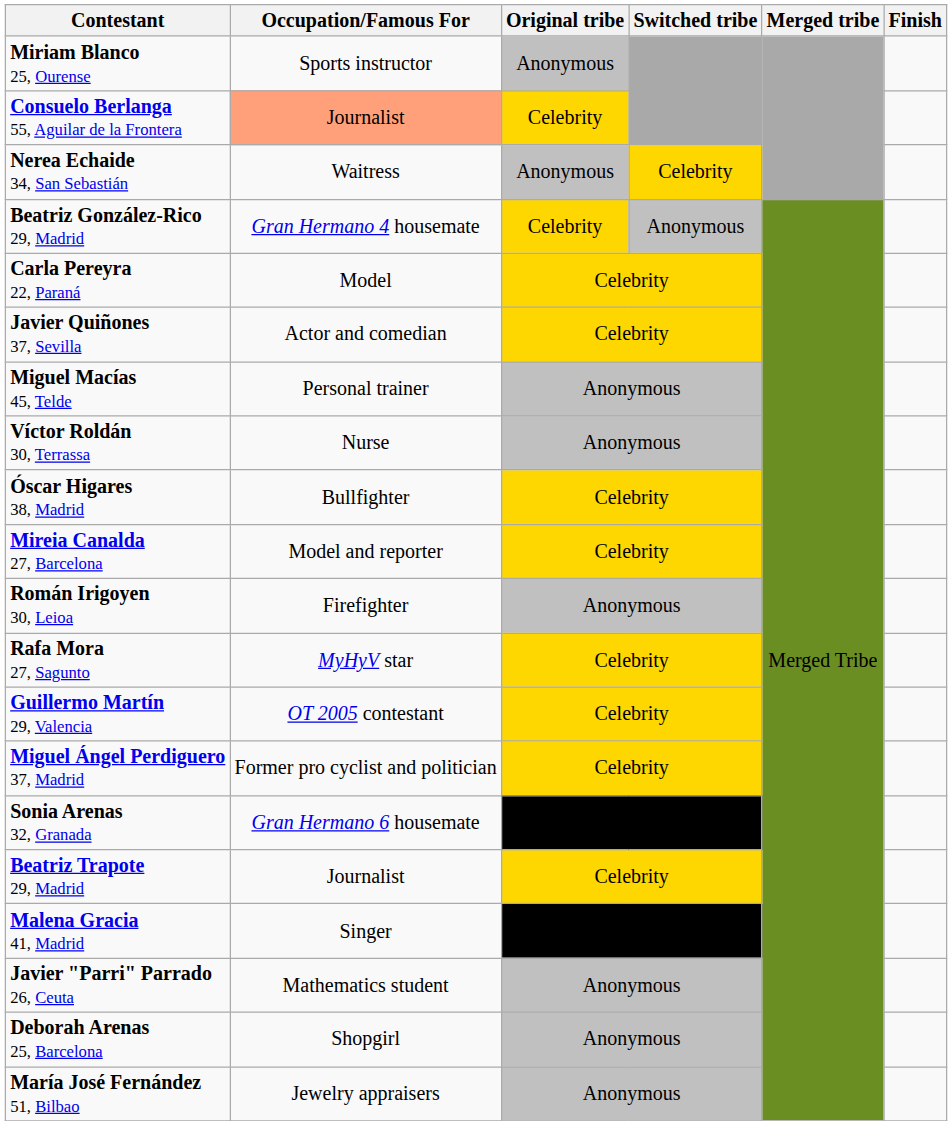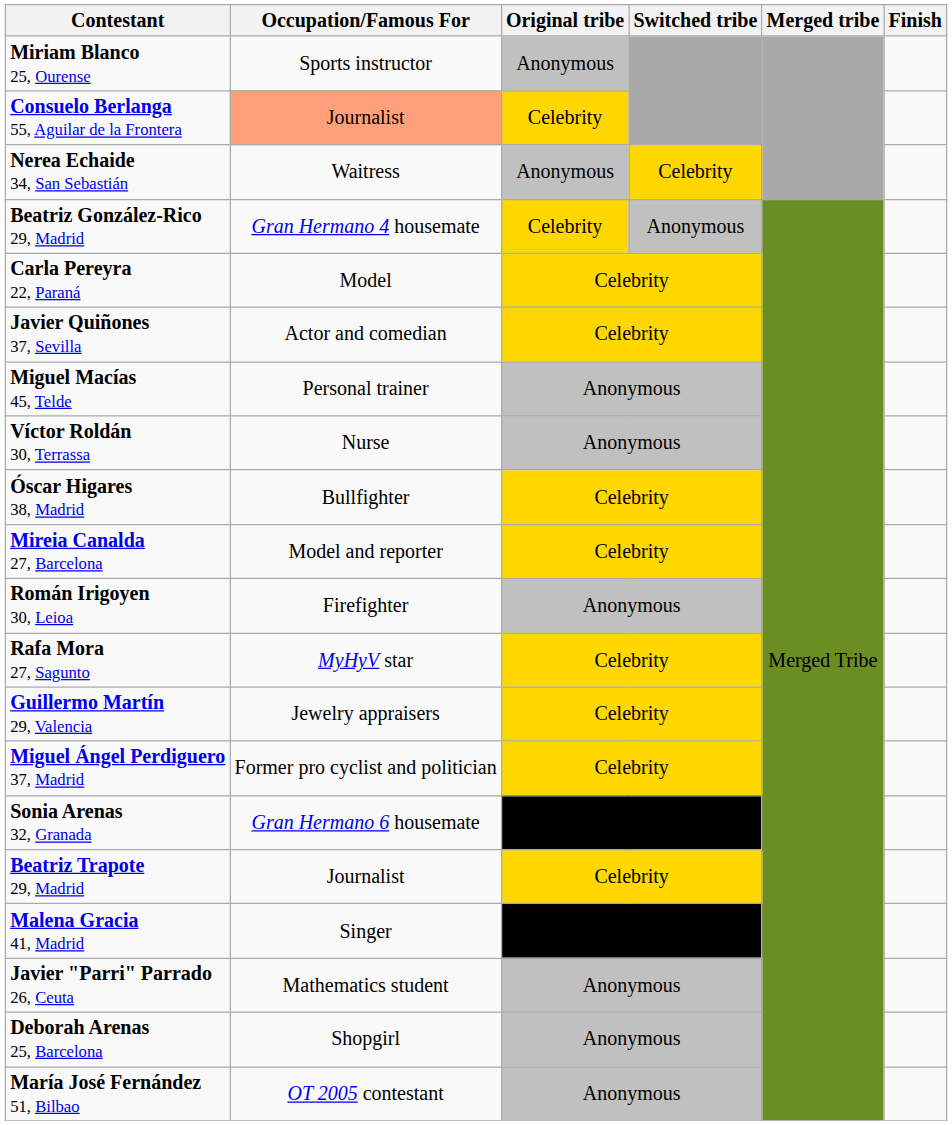(366, 713) OT 2005 contestant -> (366, 713) Jewelry appraisers
(366, 1093) Jewelry appraisers -> (366, 1093) OT 2005 contestant
